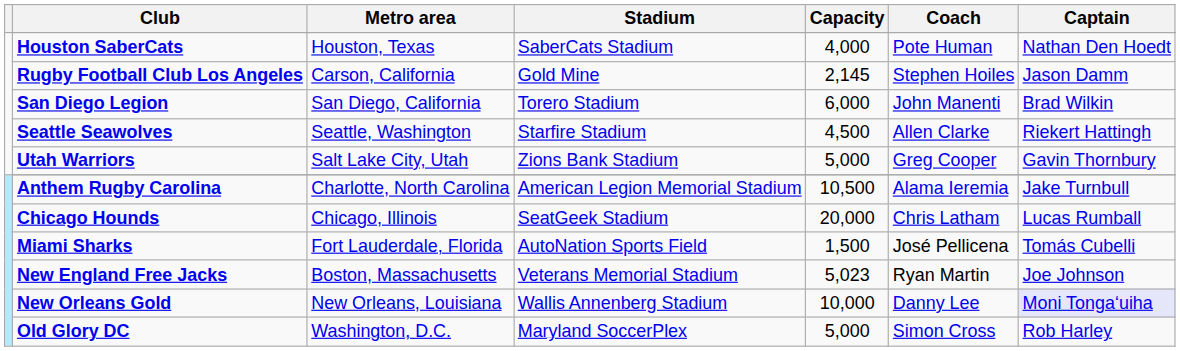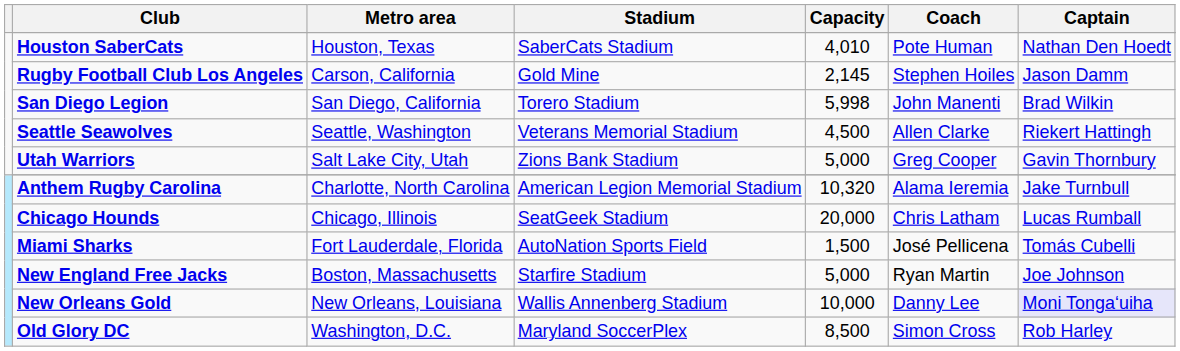(847, 47) 4,000 -> (847, 47) 4,010
(847, 103) 6,000 -> (847, 103) 5,998
(582, 132) Starfire Stadium -> (628, 132) Veterans Memorial Stadium
(847, 189) 10,500 -> (847, 189) 10,320
(628, 274) Veterans Memorial Stadium -> (582, 274) Starfire Stadium
(847, 274) 5,023 -> (847, 274) 5,000
(847, 331) 5,000 -> (847, 331) 8,500
